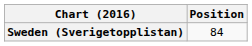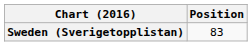(217, 32) 84 -> (217, 32) 83
